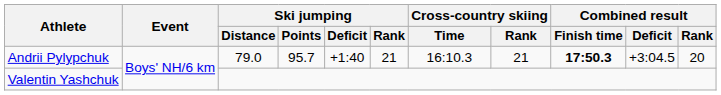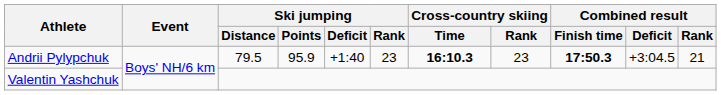(248, 58) 79.0 -> (248, 58) 79.5
(301, 58) 95.7 -> (301, 58) 95.9
(389, 58) 21 -> (389, 58) 23
(449, 58) normal -> (450, 58) bold
(521, 58) 21 -> (521, 58) 23
(697, 58) 20 -> (697, 58) 21
